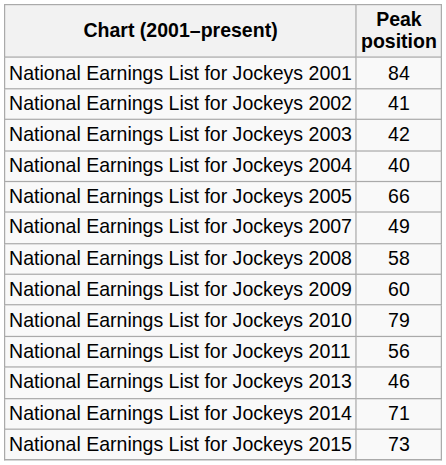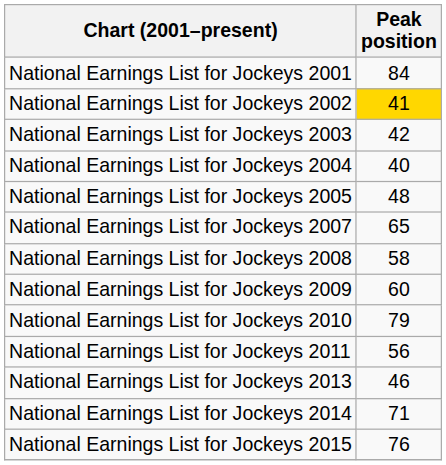(399, 103) no background -> (399, 103) gold background
(399, 196) 66 -> (399, 196) 48
(399, 227) 49 -> (399, 227) 65
(399, 444) 73 -> (399, 444) 76
